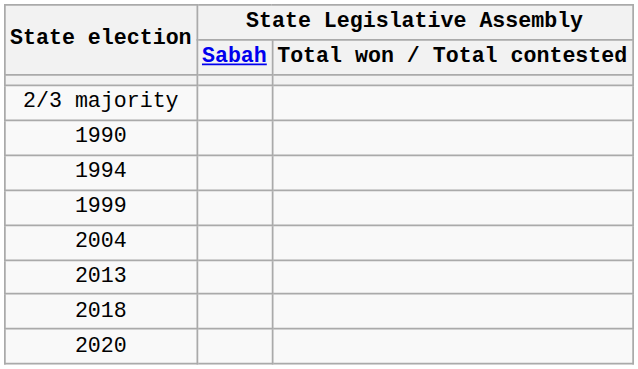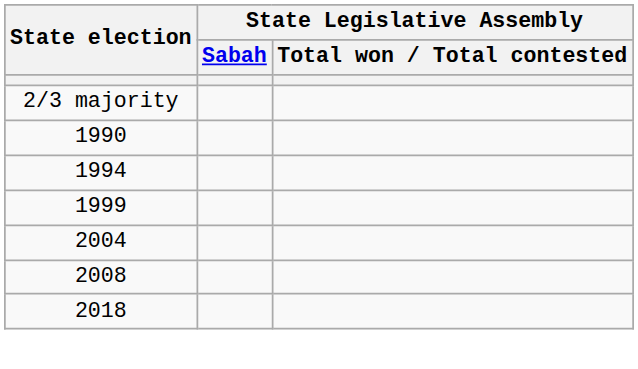+ row: (101, 277)
- row: (101, 277)
- row: (101, 347)
